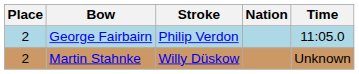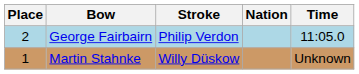(25, 58) 2 -> (25, 58) 1
